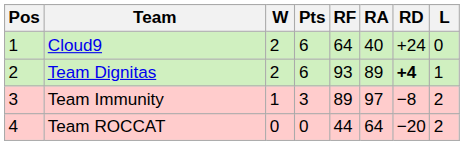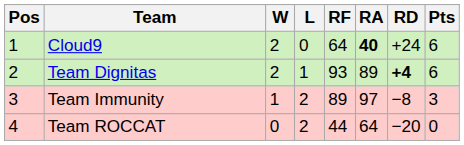columns swapped: (444, 18) <-> (312, 18)
(374, 45) normal -> (368, 45) bold
